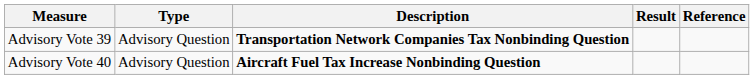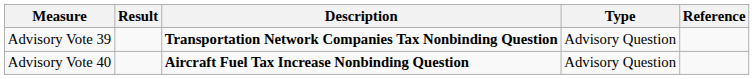columns swapped: (174, 16) <-> (656, 16)
